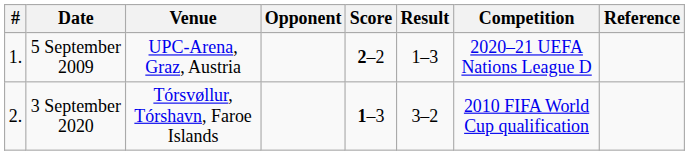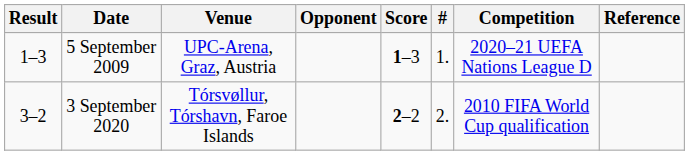columns swapped: (15, 18) <-> (425, 18)
(371, 57) 2–2 -> (406, 57) 1–3
(371, 115) 1–3 -> (406, 115) 2–2
